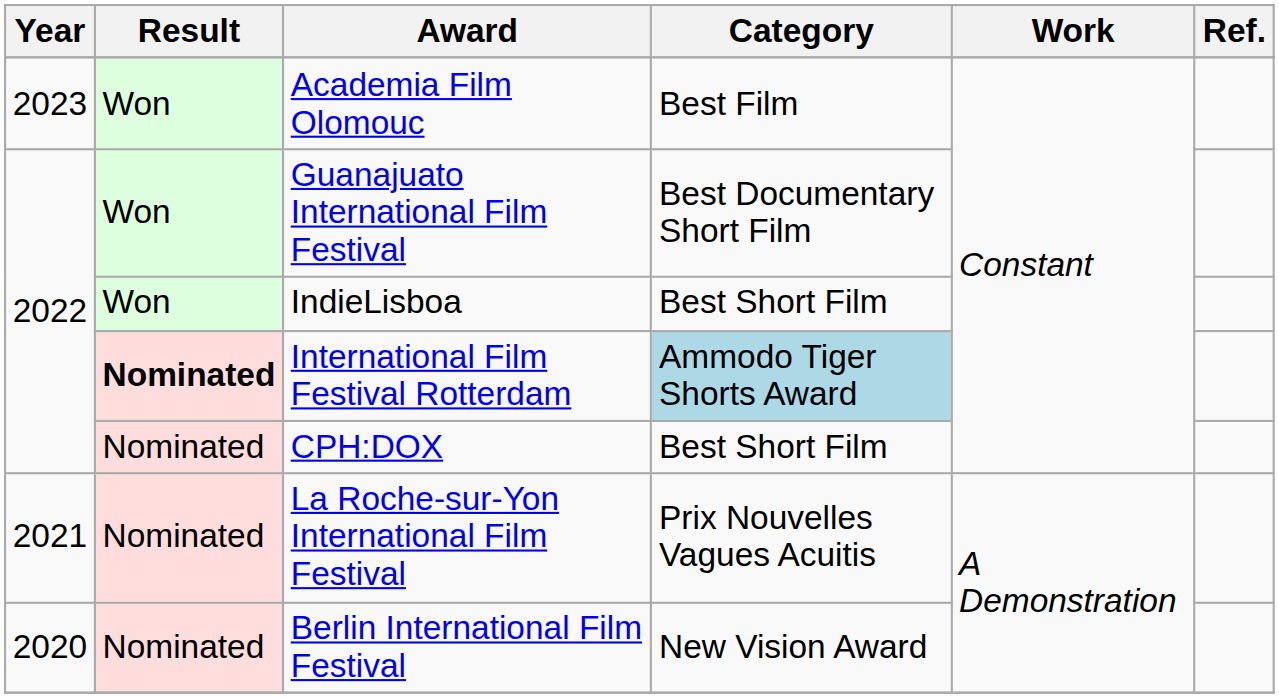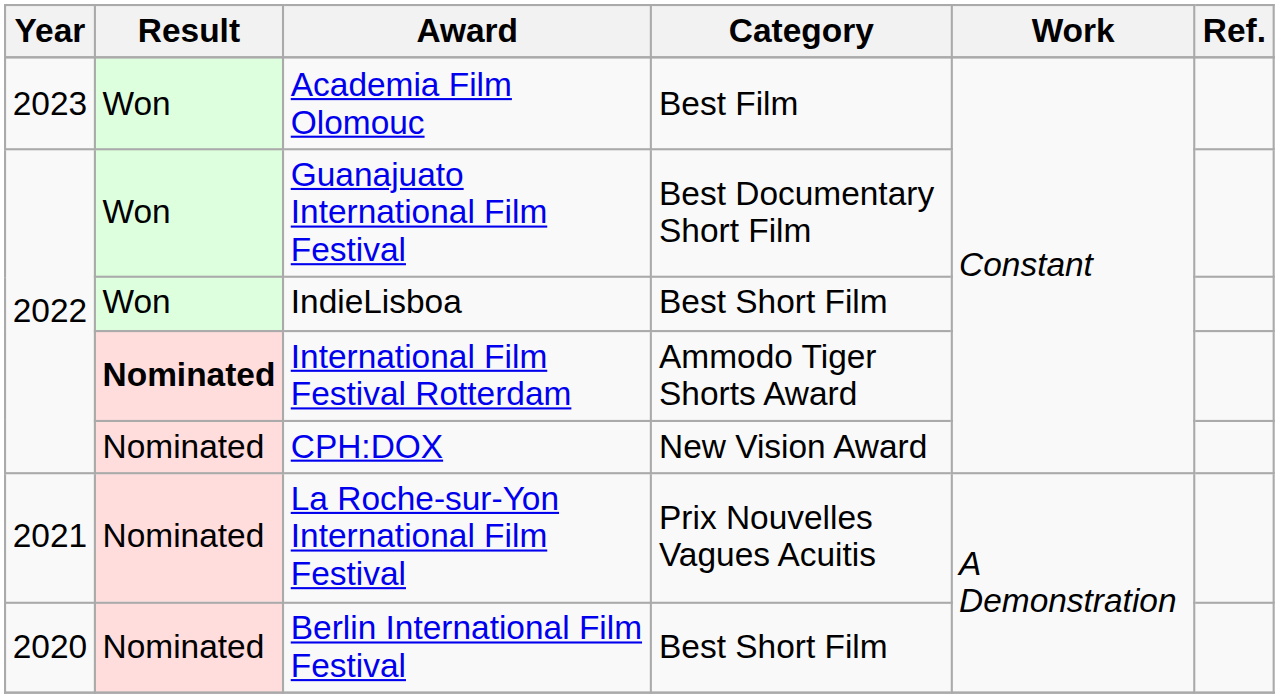(768, 374) lightblue background -> (768, 374) no background
(773, 446) Best Short Film -> (793, 446) New Vision Award
(793, 646) New Vision Award -> (773, 646) Best Short Film
